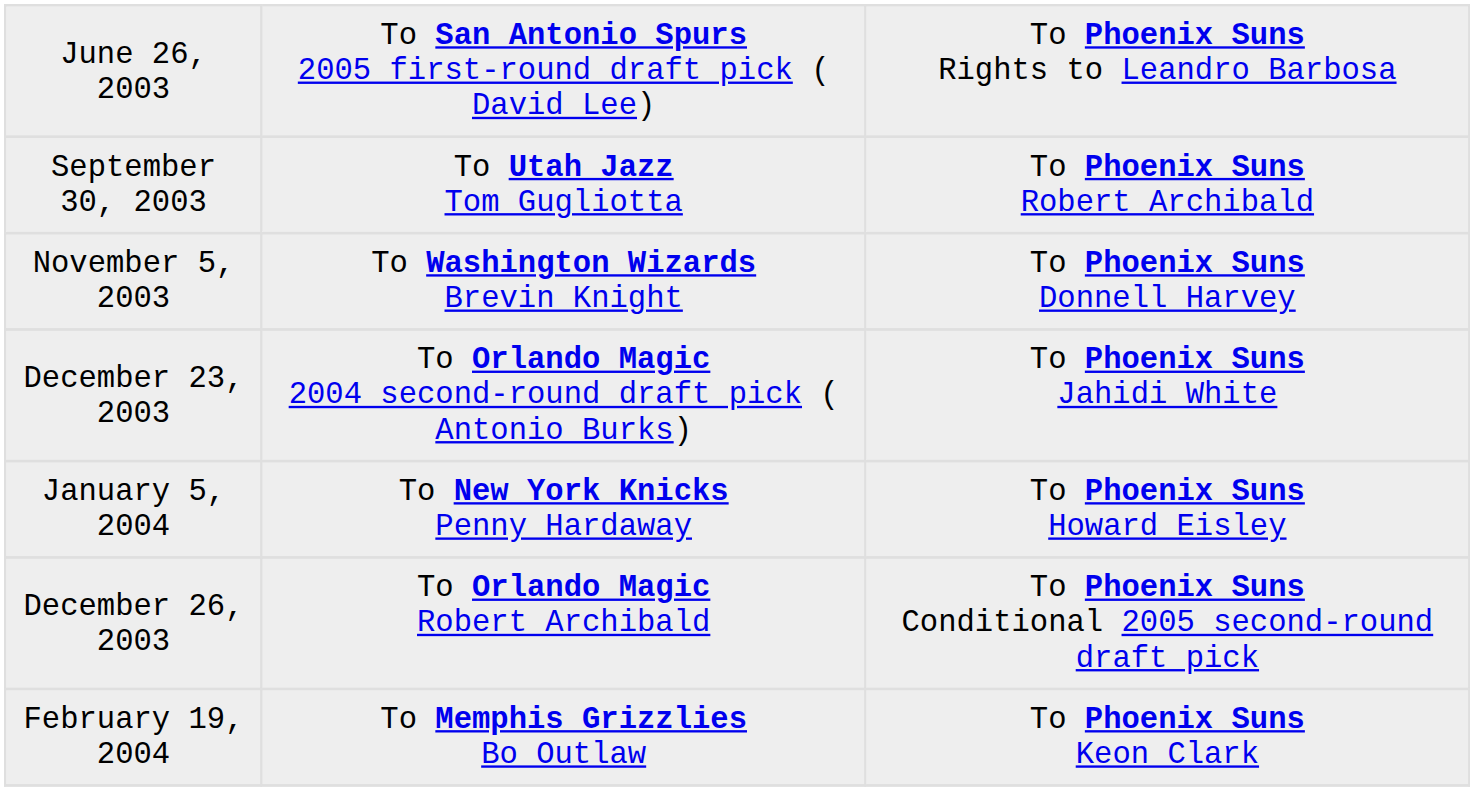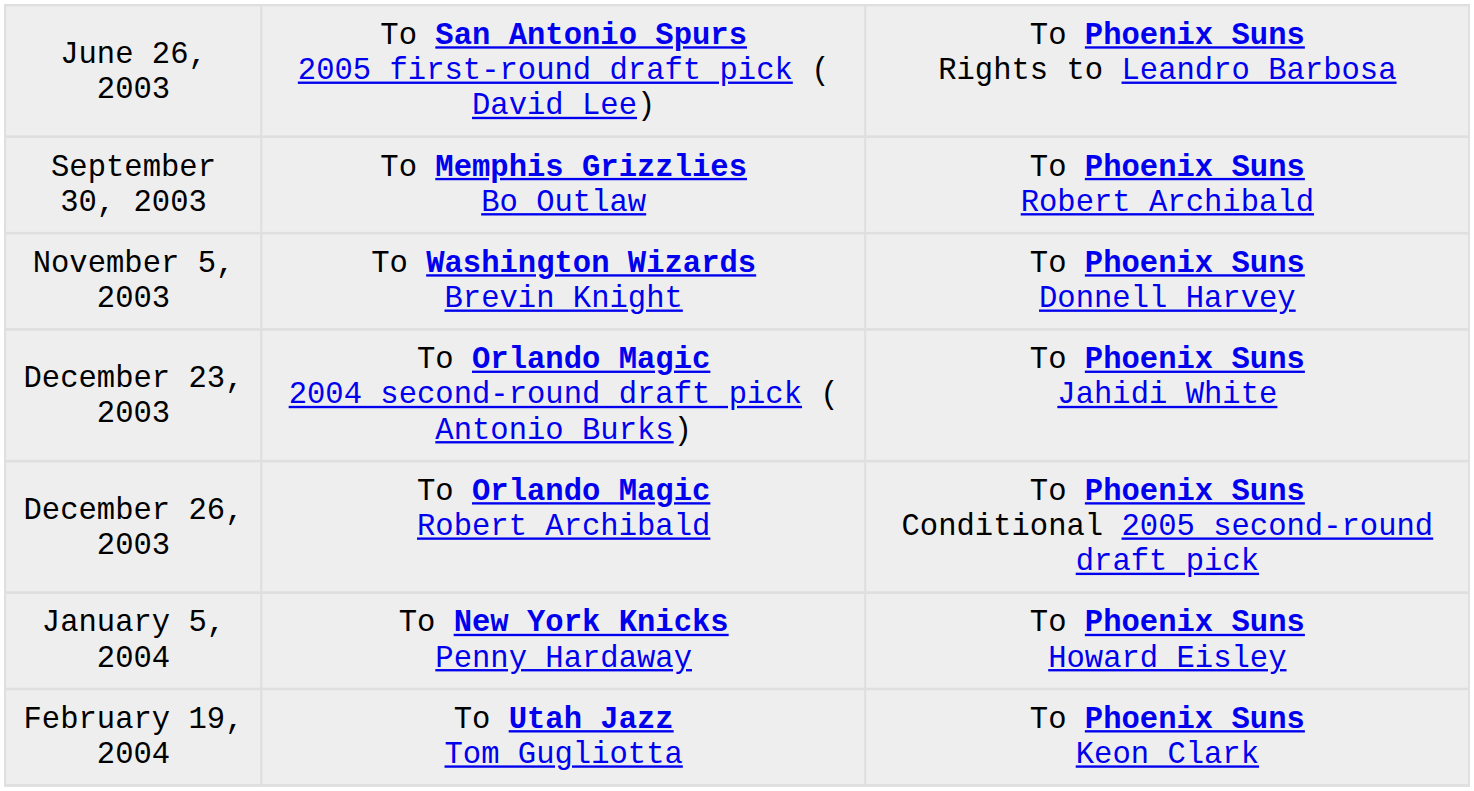(564, 185) To Utah Jazz Tom Gugliotta -> (564, 185) To Memphis Grizzlies Bo Outlaw
rows swapped: (134, 623) <-> (133, 509)
(564, 737) To Memphis Grizzlies Bo Outlaw -> (564, 737) To Utah Jazz Tom Gugliotta
